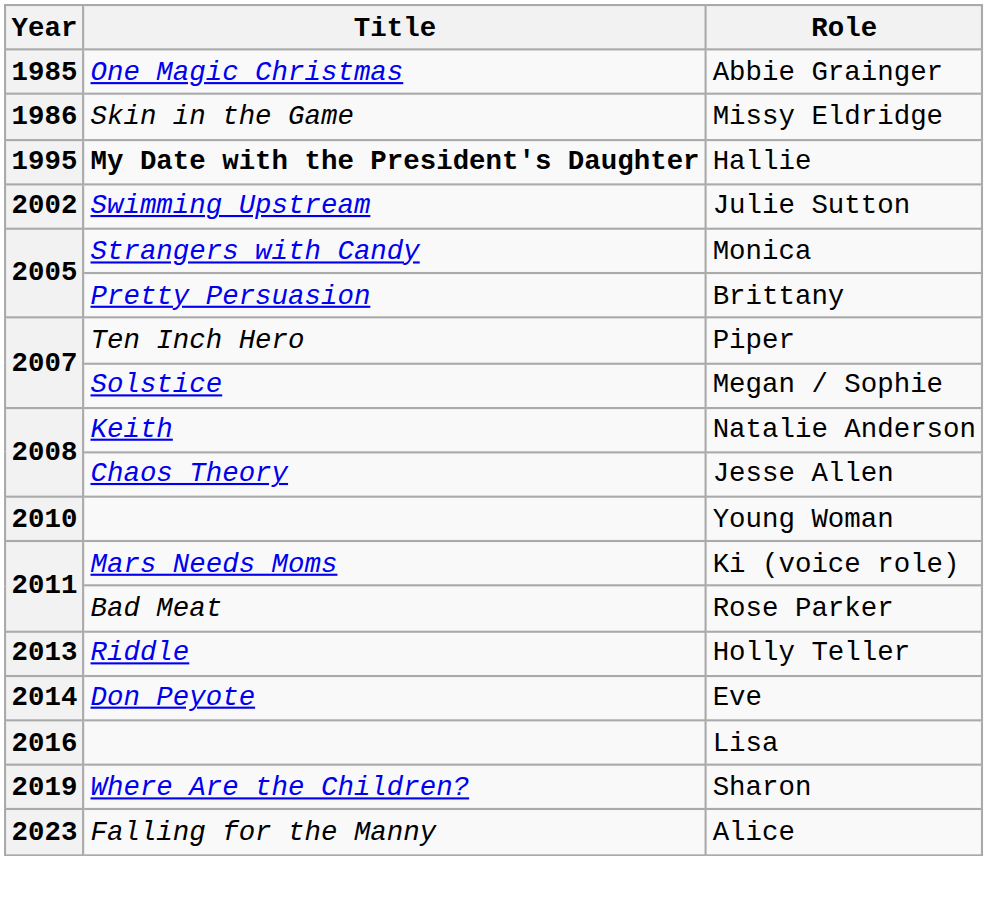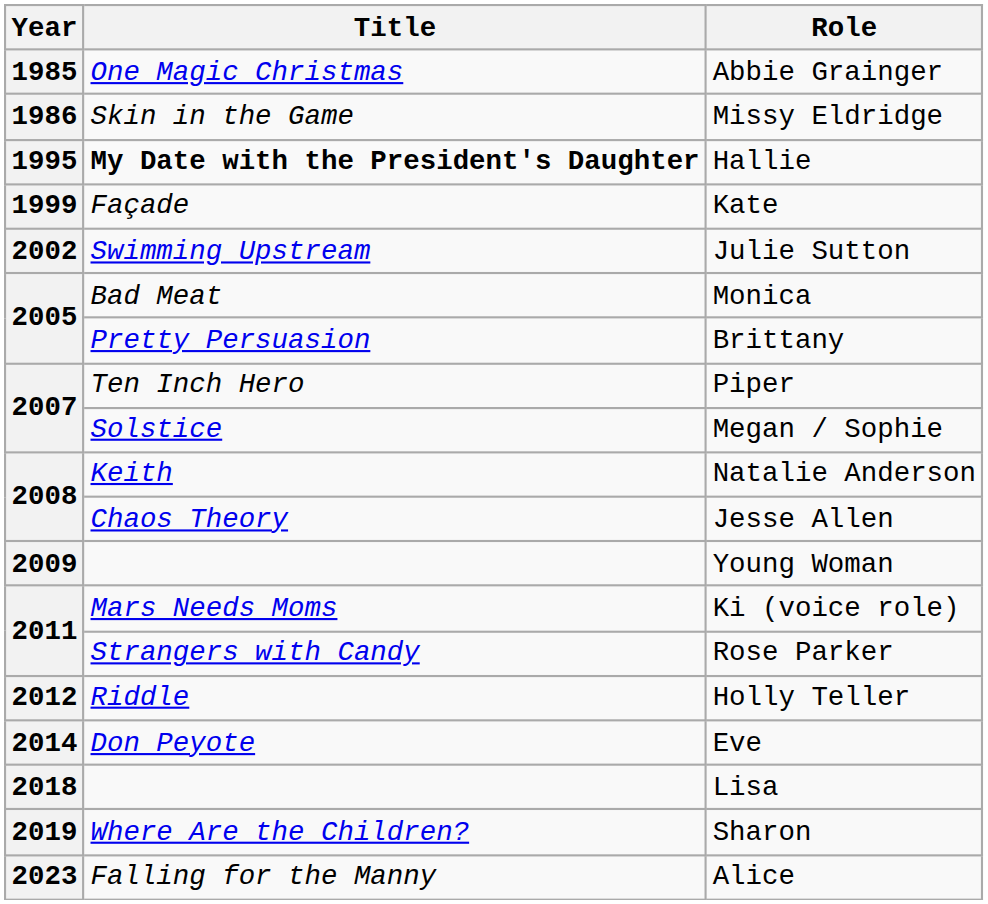+ row: (746, 206)
(255, 251) Strangers with Candy -> (156, 296) Bad Meat
(45, 519) 2010 -> (45, 564) 2009
(156, 609) Bad Meat -> (255, 653) Strangers with Candy
(45, 653) 2013 -> (45, 698) 2012
(45, 743) 2016 -> (45, 787) 2018
